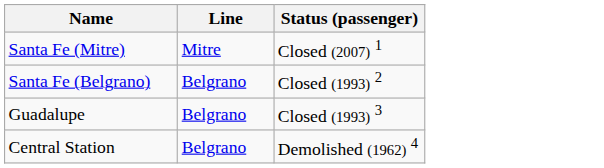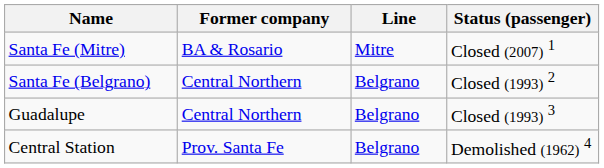+ column: (264, 18)
